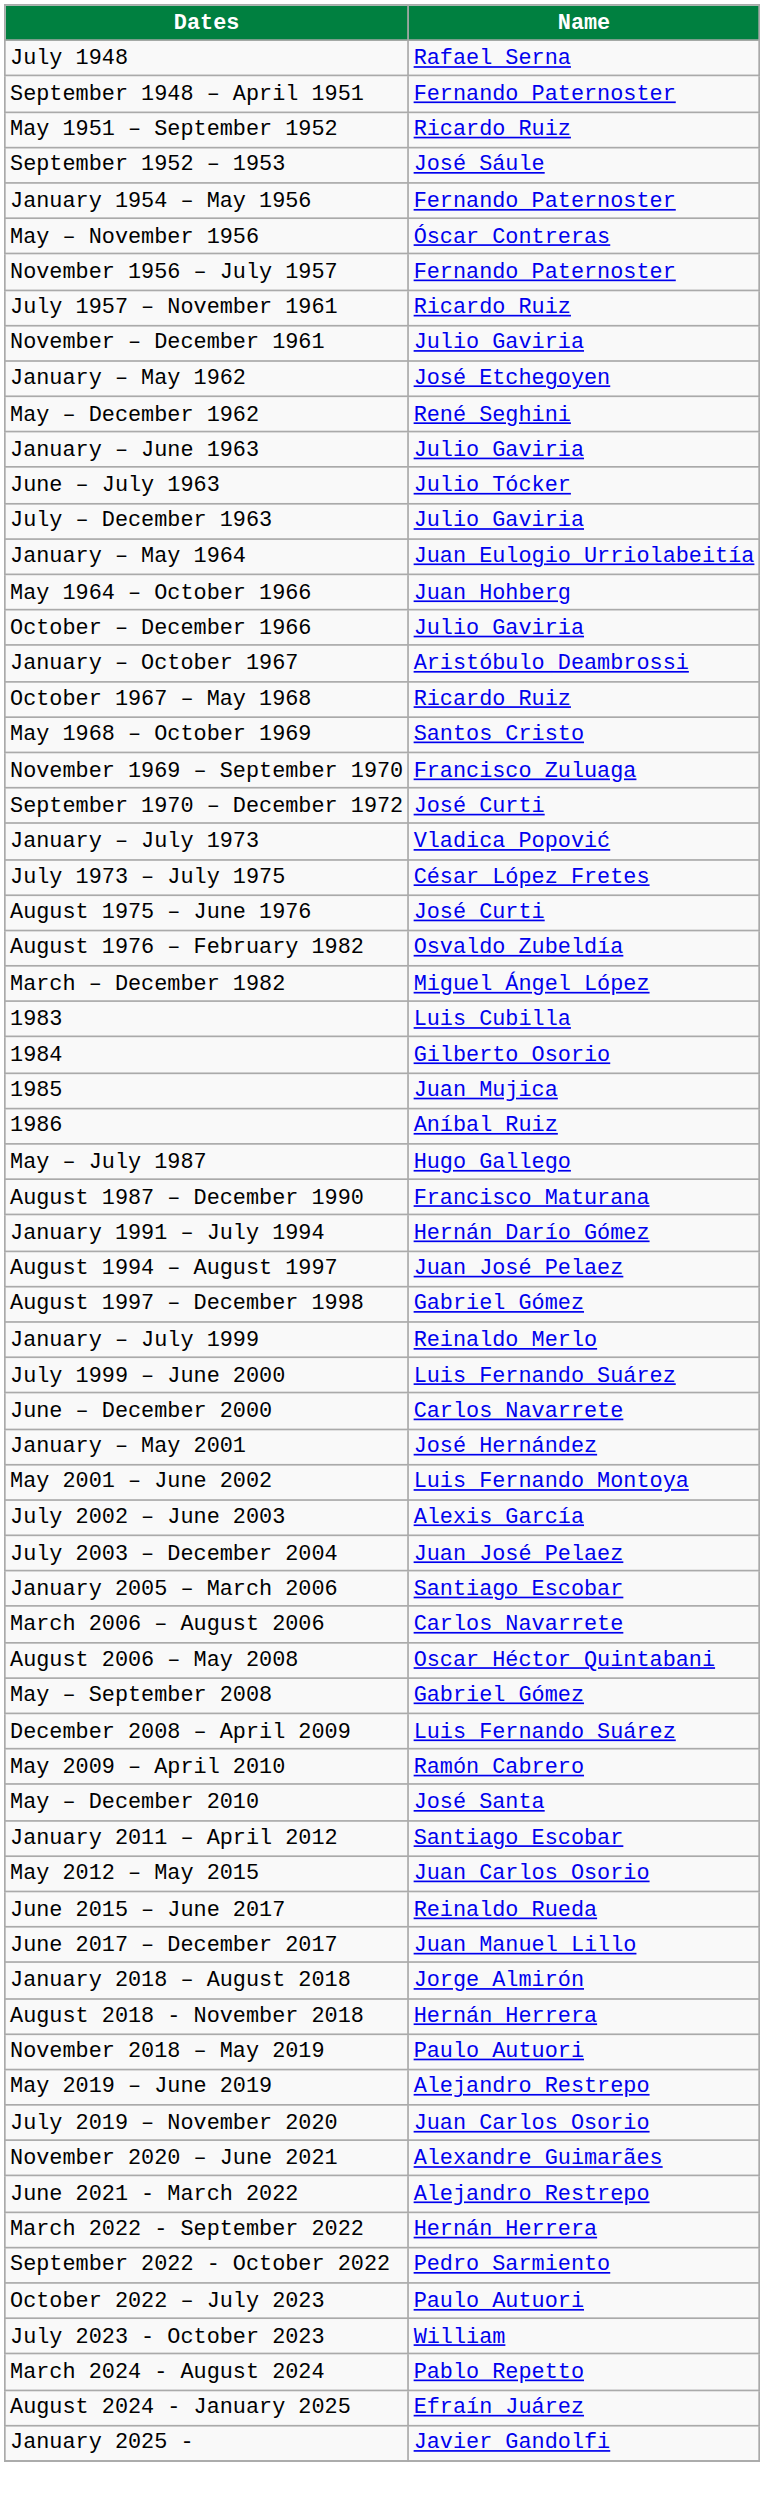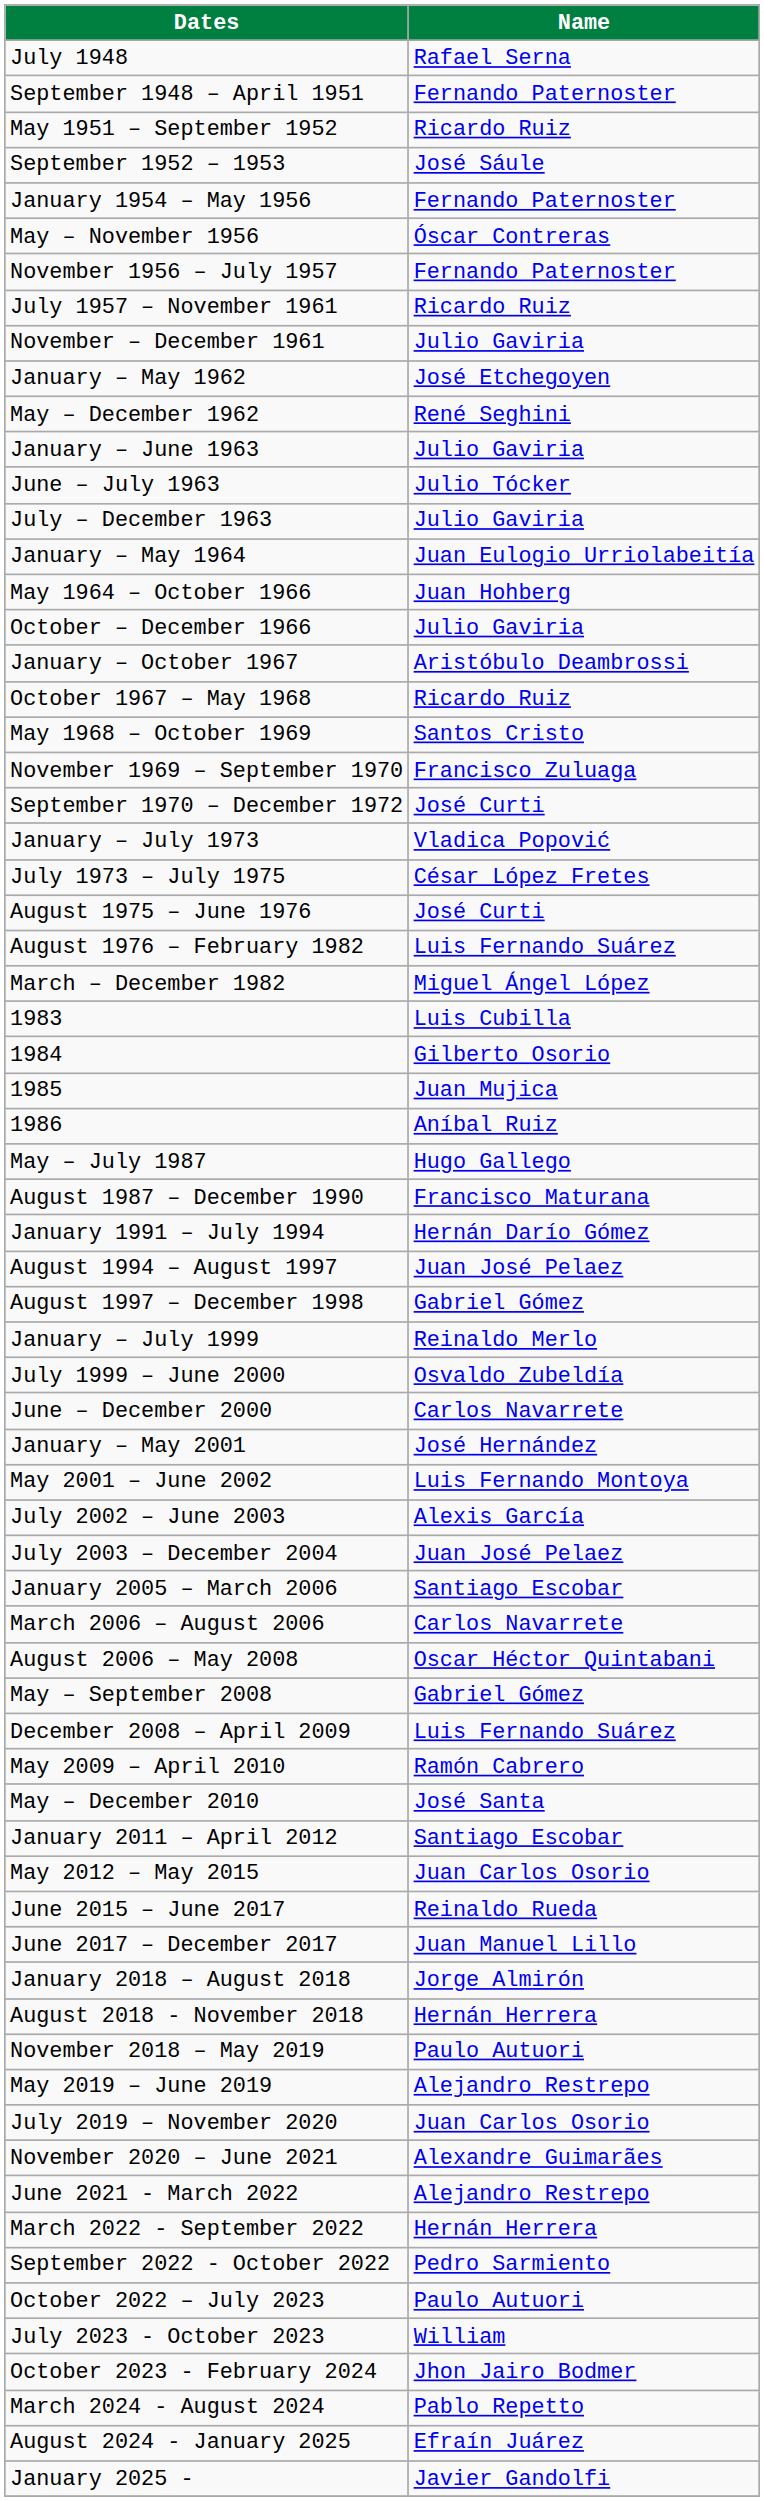(518, 948) Osvaldo Zubeldía -> (545, 948) Luis Fernando Suárez
(545, 1375) Luis Fernando Suárez -> (518, 1375) Osvaldo Zubeldía
+ row: (194, 2372)
